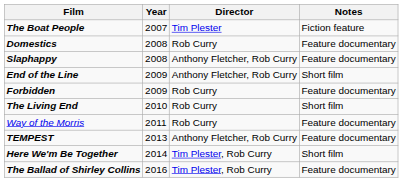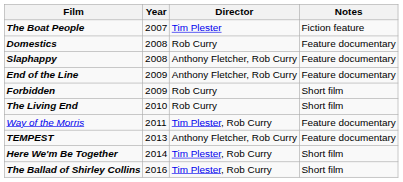(322, 75) Short film -> (349, 75) Feature documentary
(349, 91) Feature documentary -> (322, 91) Short film
(194, 122) Rob Curry -> (222, 122) Tim Plester, Rob Curry
(349, 169) Feature documentary -> (322, 169) Short film
